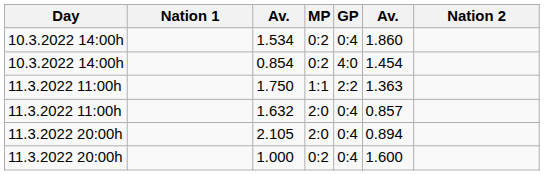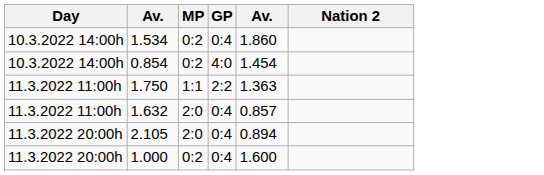- column: (190, 16)
